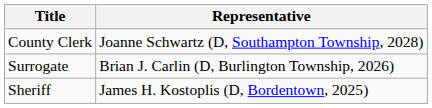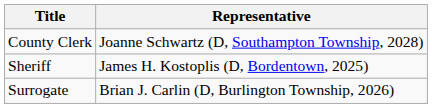rows swapped: (29, 90) <-> (38, 66)
